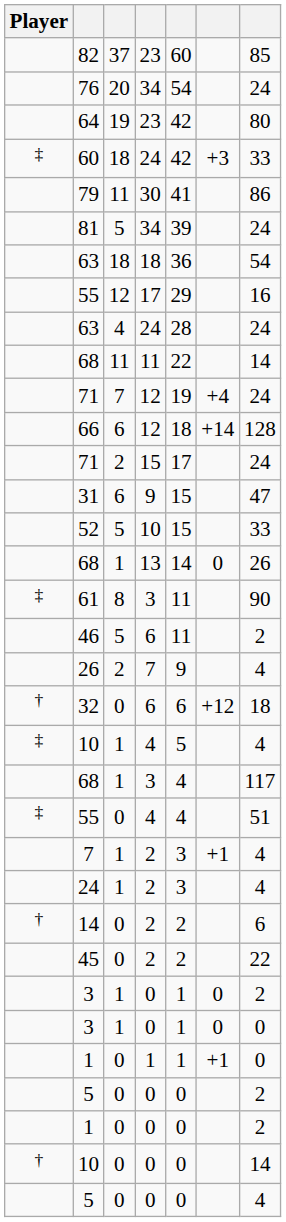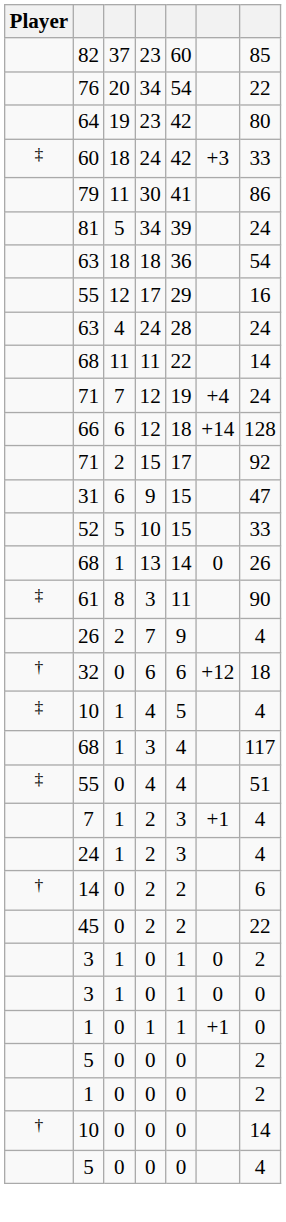(260, 88) 24 -> (260, 88) 22
(260, 462) 24 -> (260, 462) 92
- row: (88, 635)
